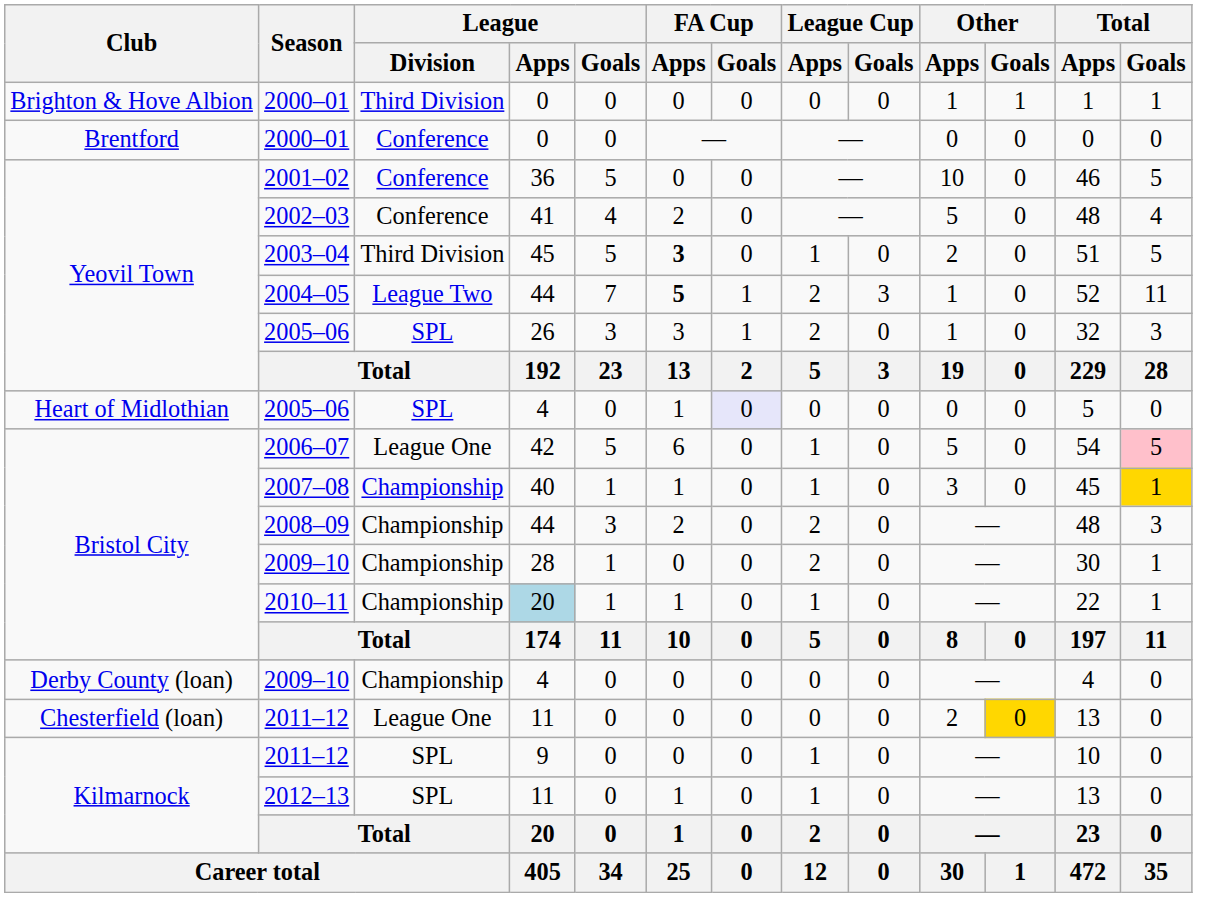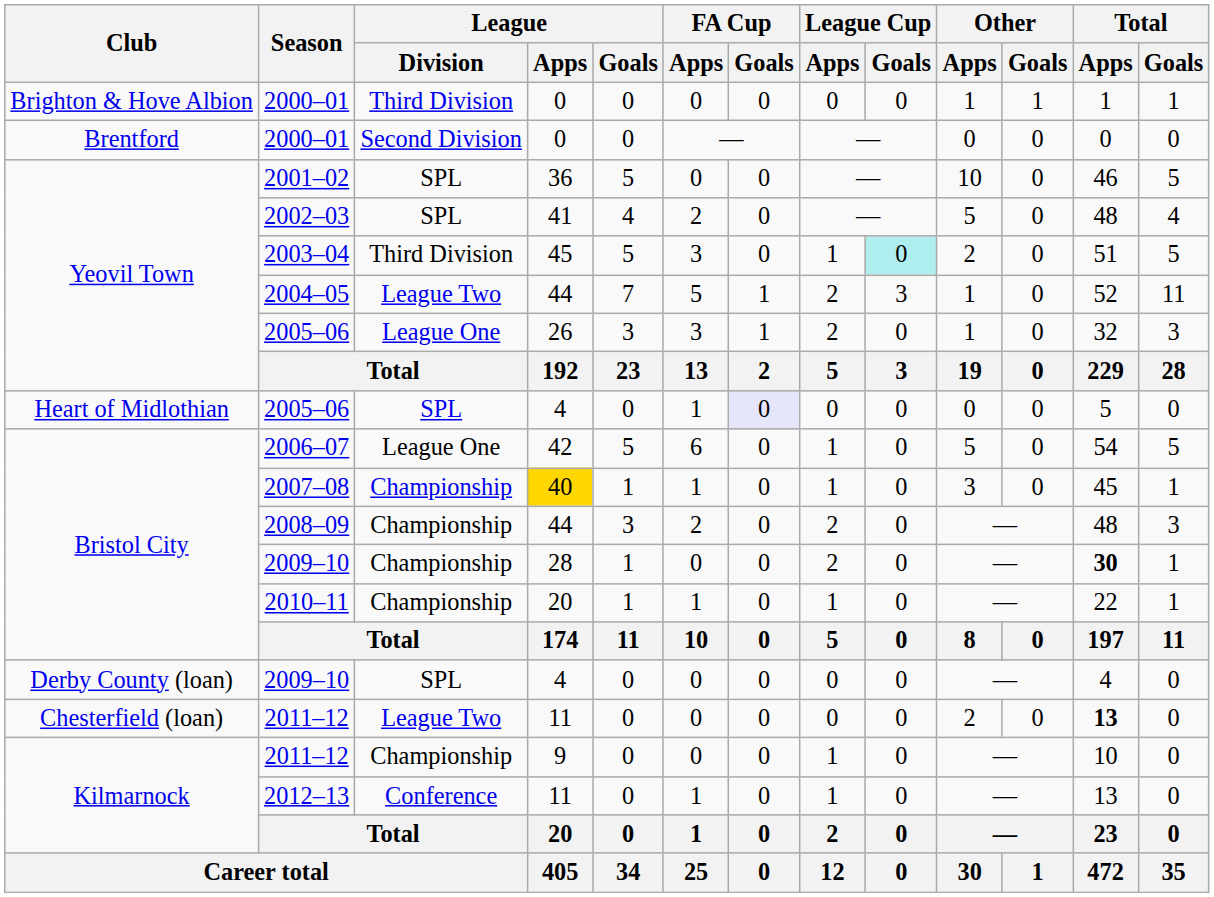(432, 139) Conference -> (441, 139) Second Division
(432, 178) Conference -> (441, 178) SPL
(432, 216) Conference -> (441, 216) SPL
(679, 255) bold -> (696, 255) normal
(884, 255) no background -> (901, 255) paleturquoise background
(679, 293) bold -> (696, 293) normal
(432, 332) SPL -> (441, 332) League One
(1156, 448) pink background -> (1174, 448) no background
(543, 486) no background -> (560, 486) gold background
(1156, 486) gold background -> (1174, 486) no background
(1088, 563) normal -> (1106, 563) bold
(543, 602) lightblue background -> (560, 602) no background
(432, 679) Championship -> (441, 679) SPL
(432, 718) League One -> (441, 718) League Two
(1020, 718) gold background -> (1038, 718) no background
(1088, 718) normal -> (1106, 718) bold
(432, 756) SPL -> (441, 756) Championship
(432, 795) SPL -> (441, 795) Conference
